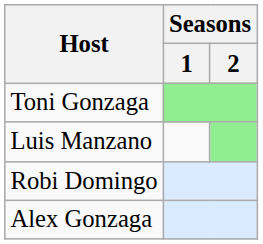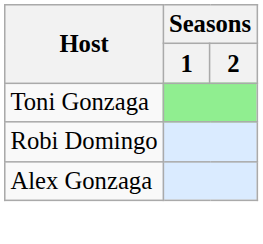- row: (81, 141)
